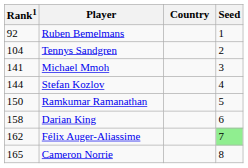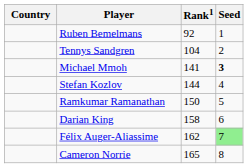columns swapped: (190, 14) <-> (22, 14)
(221, 67) normal -> (221, 67) bold
